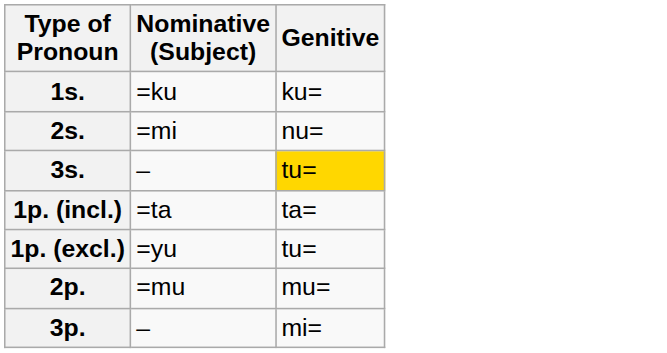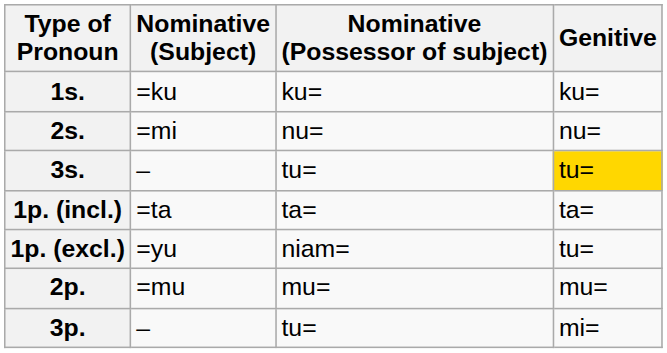+ column: (414, 38)
